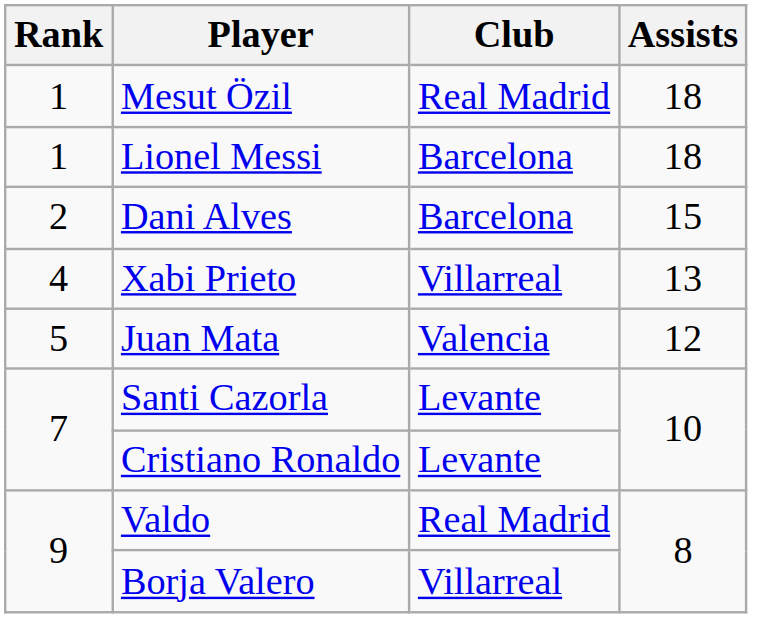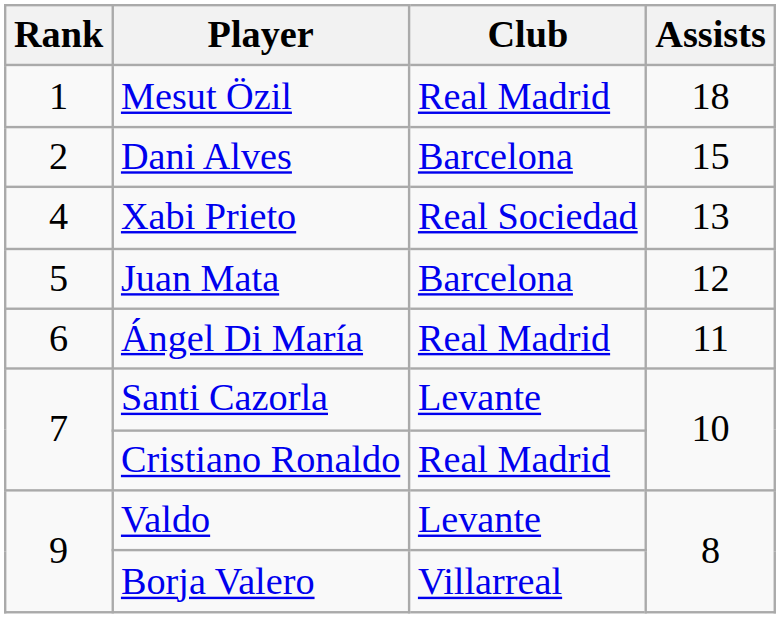- row: (221, 156)
(490, 277) Villarreal -> (528, 216) Real Sociedad
(484, 338) Valencia -> (495, 277) Barcelona
+ row: (242, 338)
(479, 459) Levante -> (514, 459) Real Madrid
(514, 519) Real Madrid -> (479, 519) Levante
